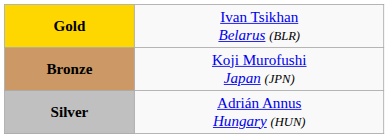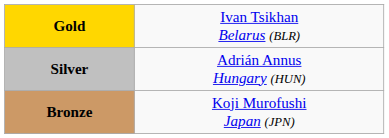rows swapped: (69, 111) <-> (69, 68)
